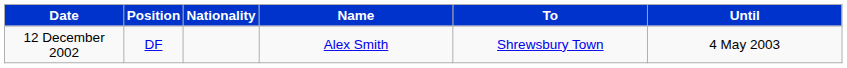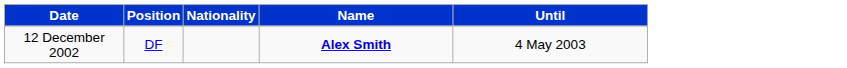- column: (550, 16)
(356, 44) normal -> (356, 44) bold
